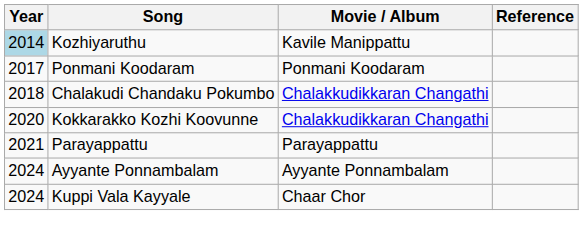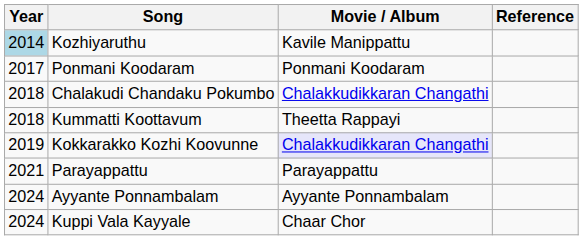+ row: (127, 119)
(26, 119) 2020 -> (26, 145) 2019
(385, 119) no background -> (385, 145) lavender background
